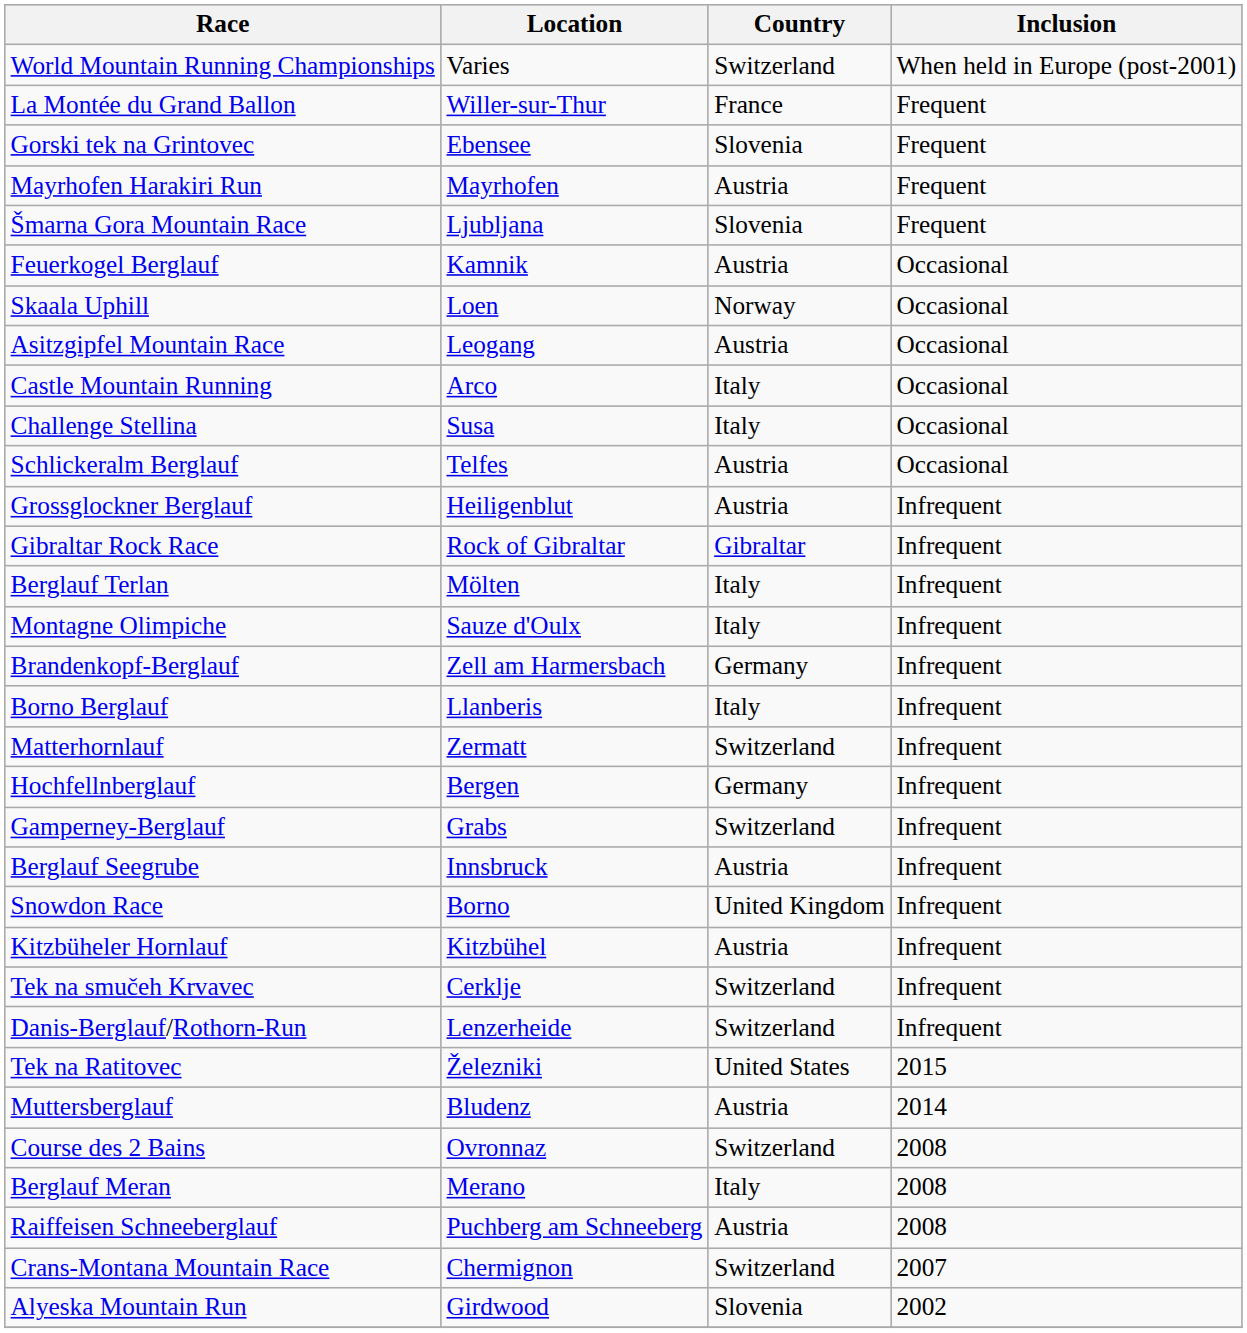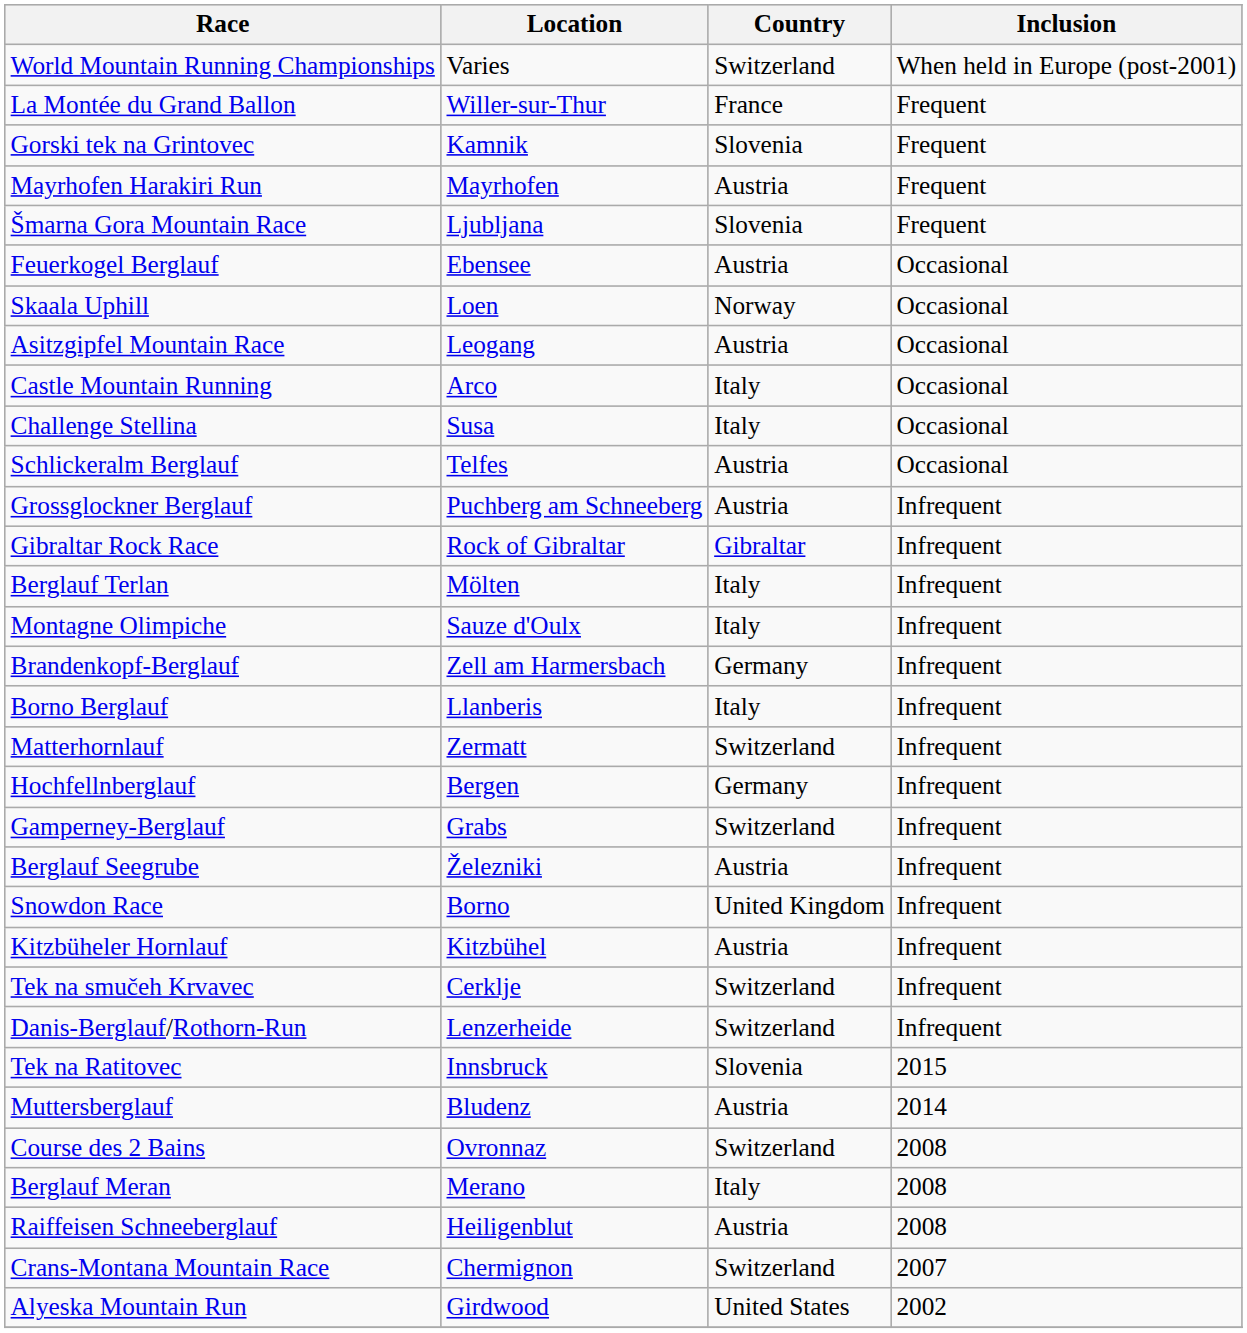(489, 144) Ebensee -> (487, 144) Kamnik
(487, 265) Kamnik -> (489, 265) Ebensee
(510, 505) Heiligenblut -> (575, 505) Puchberg am Schneeberg
(497, 866) Innsbruck -> (494, 866) Železniki
(494, 1066) Železniki -> (497, 1066) Innsbruck
(782, 1066) United States -> (758, 1066) Slovenia
(575, 1227) Puchberg am Schneeberg -> (510, 1227) Heiligenblut
(758, 1307) Slovenia -> (782, 1307) United States
